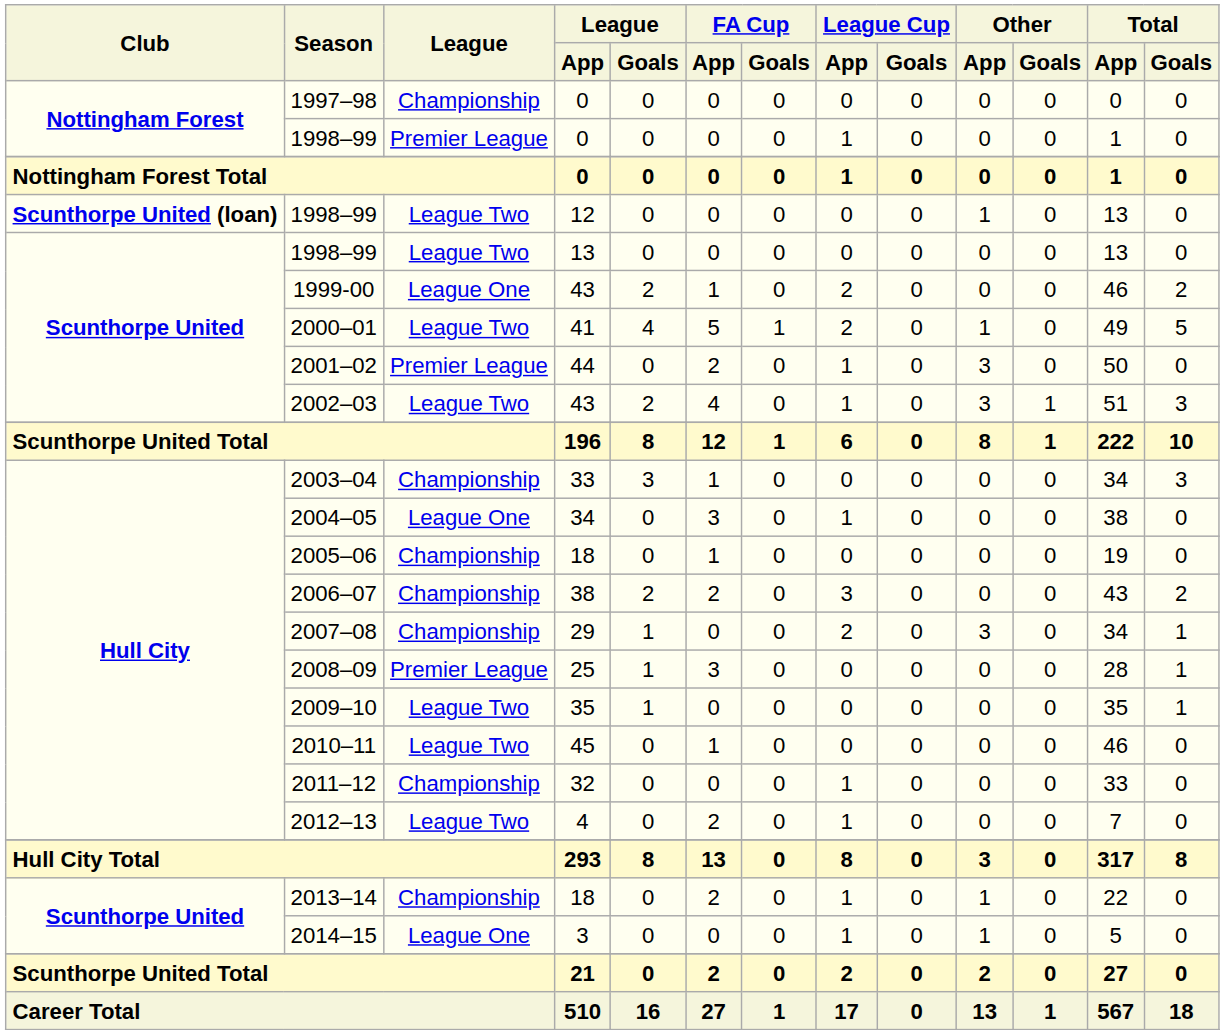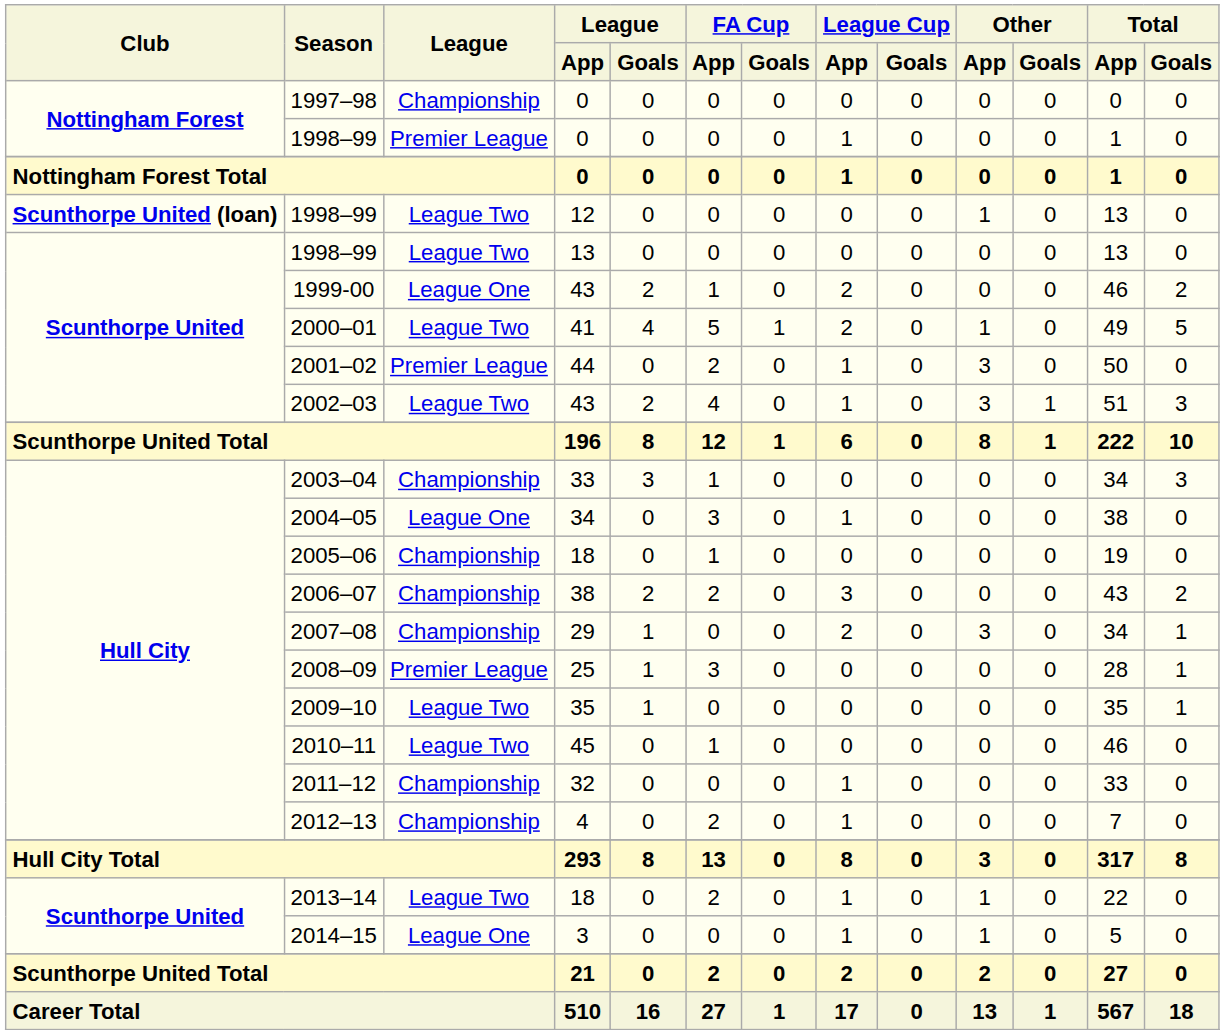(469, 821) League Two -> (469, 821) Championship
(469, 897) Championship -> (469, 897) League Two
